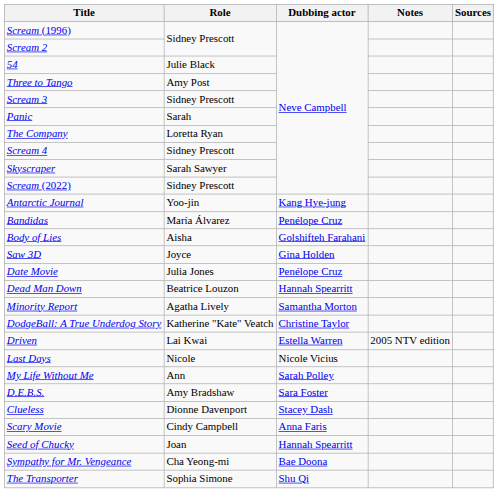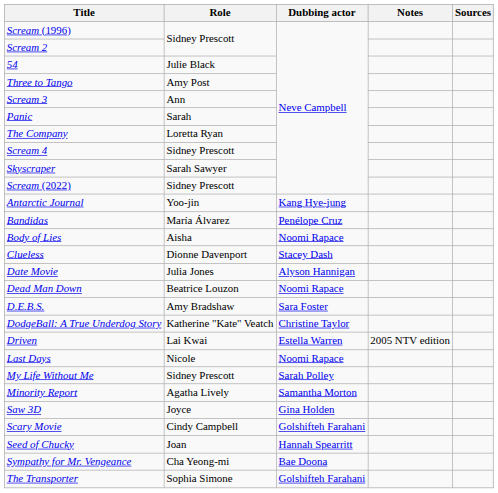(200, 99) Sidney Prescott -> (176, 99) Ann
(322, 237) Golshifteh Farahani -> (311, 237) Noomi Rapace
rows swapped: (25, 409) <-> (24, 254)
(310, 271) Penélope Cruz -> (317, 271) Alyson Hannigan
(316, 289) Hannah Spearritt -> (311, 289) Noomi Rapace
rows swapped: (26, 392) <-> (42, 306)
(308, 358) Nicole Vicius -> (311, 358) Noomi Rapace
(176, 375) Ann -> (200, 375) Sidney Prescott
(303, 427) Anna Faris -> (322, 427) Golshifteh Farahani
(294, 479) Shu Qi -> (322, 479) Golshifteh Farahani
